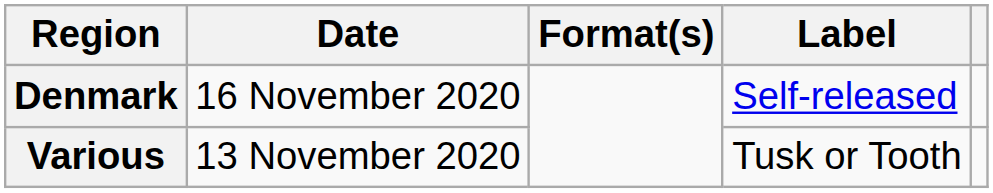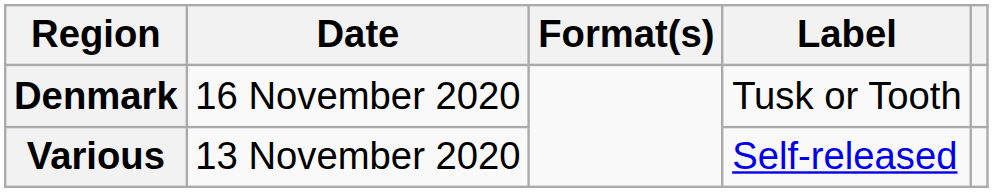(845, 95) Self-released -> (847, 95) Tusk or Tooth
(847, 156) Tusk or Tooth -> (845, 156) Self-released
